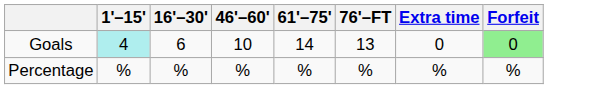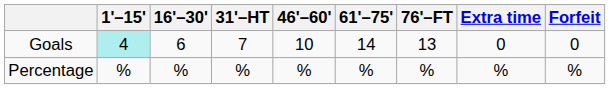+ column: (243, 17)
(513, 44) lightgreen background -> (575, 44) no background
